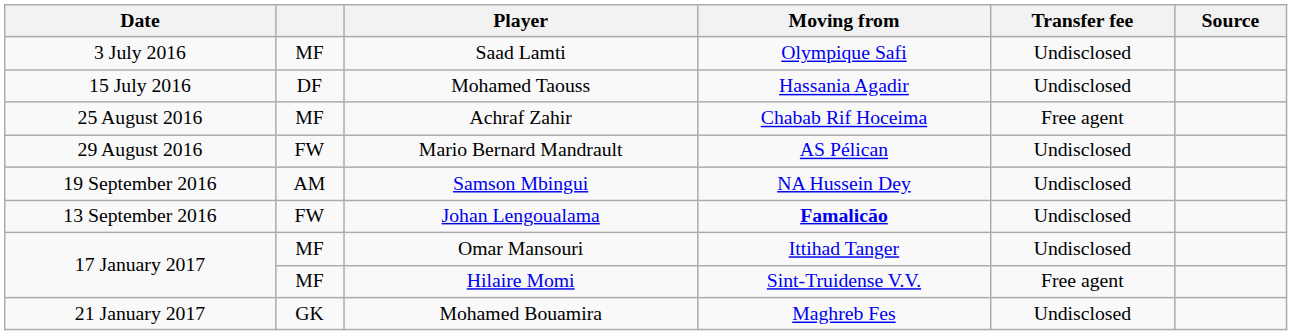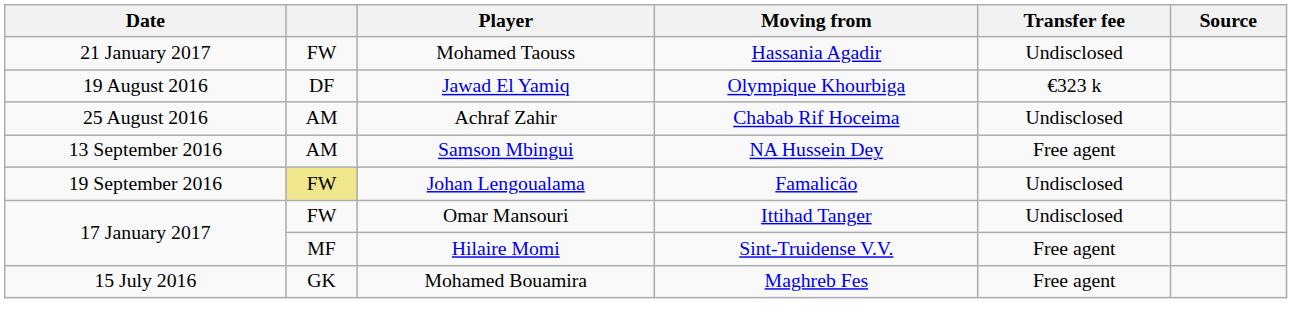- row: (521, 52)
(140, 85) 15 July 2016 -> (145, 52) 21 January 2017
(309, 85) DF -> (322, 52) FW
+ row: (506, 85)
(309, 117) MF -> (322, 117) AM
(1082, 117) Free agent -> (1074, 117) Undisclosed
- row: (521, 150)
(140, 183) 19 September 2016 -> (145, 150) 13 September 2016
(1082, 183) Undisclosed -> (1074, 150) Free agent
(140, 215) 13 September 2016 -> (145, 183) 19 September 2016
(309, 215) no background -> (322, 183) khaki background
(844, 215) bold -> (816, 183) normal
(309, 248) MF -> (322, 215) FW
(140, 313) 21 January 2017 -> (145, 280) 15 July 2016
(1082, 313) Undisclosed -> (1074, 280) Free agent
